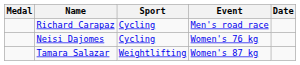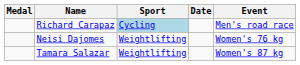columns swapped: (230, 12) <-> (283, 12)
(137, 26) no background -> (137, 26) lightblue background
(137, 40) Cycling -> (153, 40) Weightlifting
